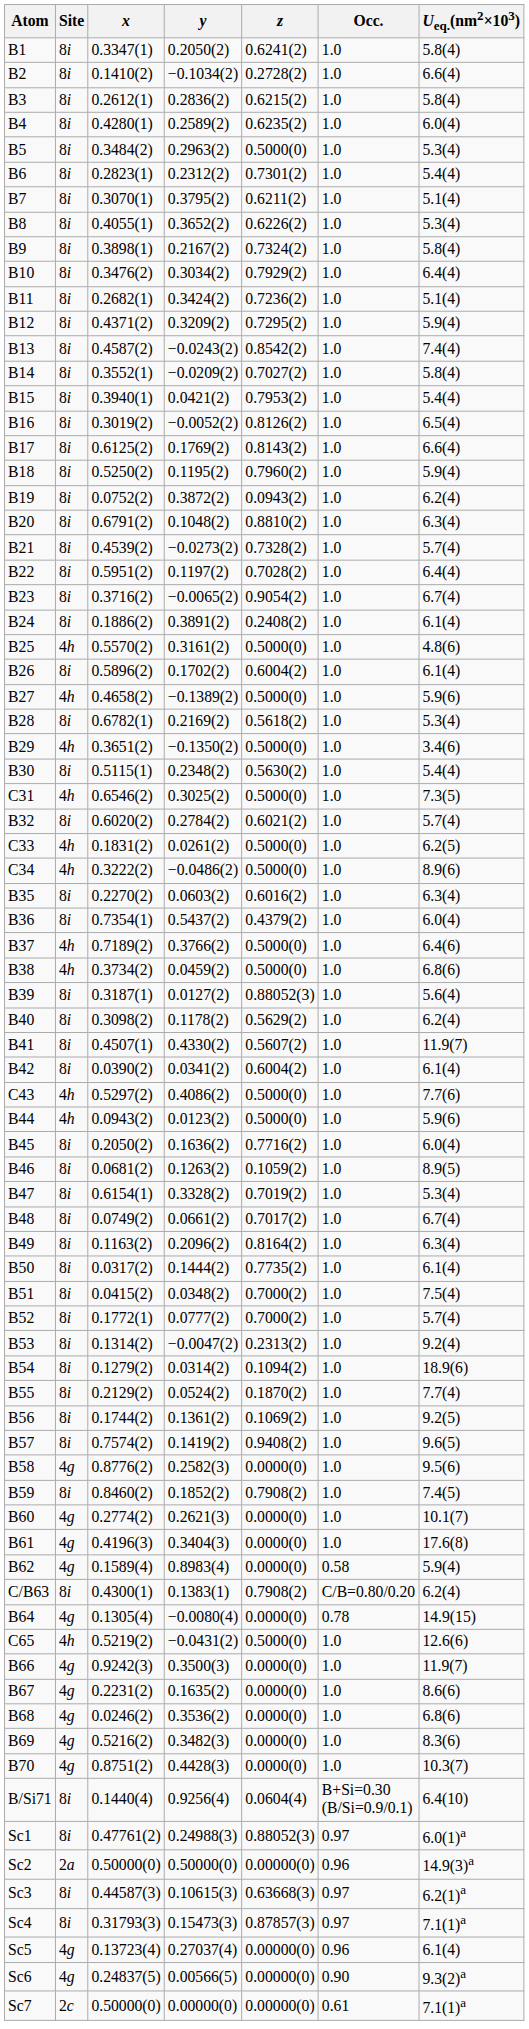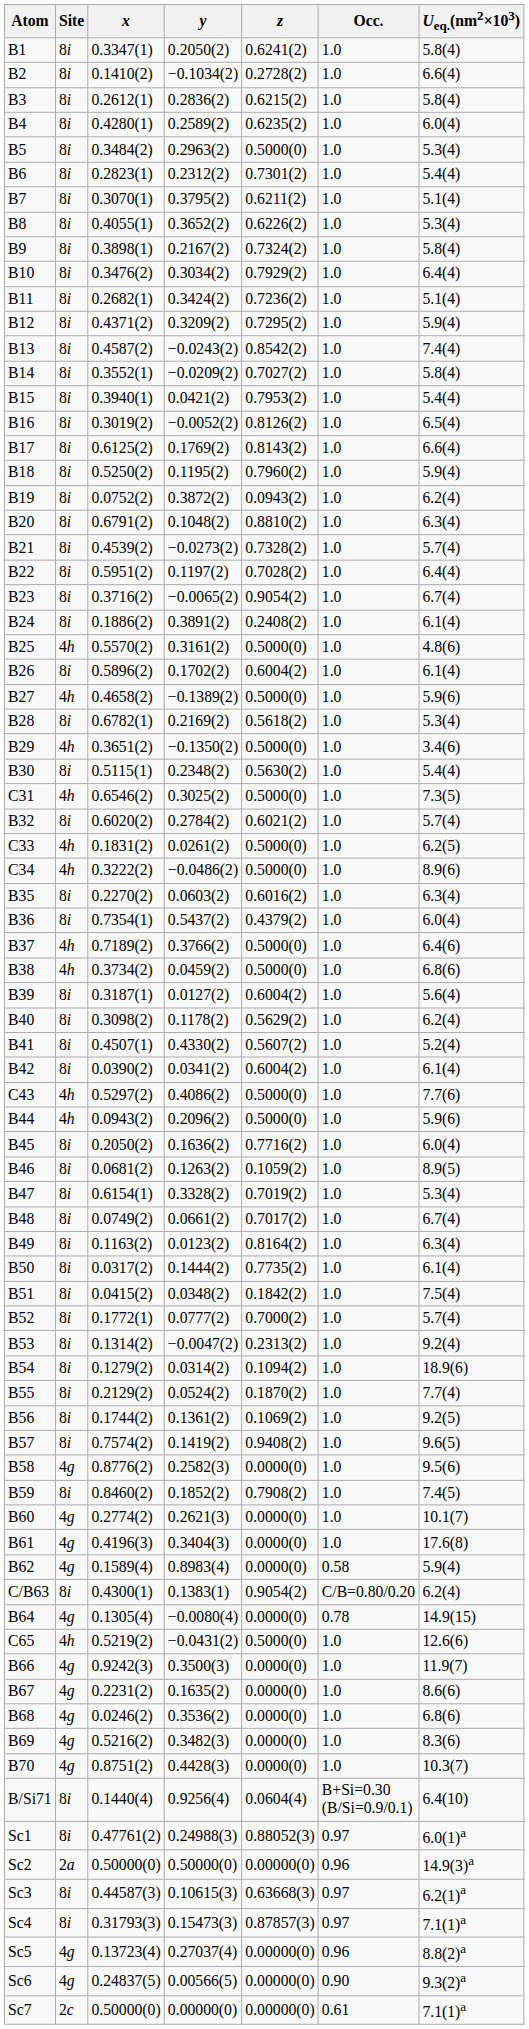(280, 995) 0.88052(3) -> (276, 995) 0.6004(2)
(445, 1044) 11.9(7) -> (441, 1044) 5.2(4)
(199, 1119) 0.0123(2) -> (199, 1119) 0.2096(2)
(199, 1243) 0.2096(2) -> (199, 1243) 0.0123(2)
(276, 1293) 0.7000(2) -> (276, 1293) 0.1842(2)
(276, 1591) 0.7908(2) -> (276, 1591) 0.9054(2)
(441, 1949) 6.1(4) -> (444, 1951) 8.8(2)a
